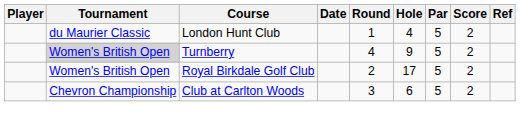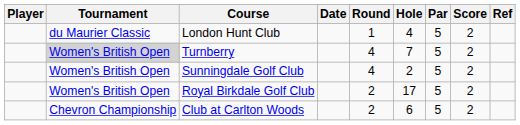(409, 52) 9 -> (409, 52) 7
+ row: (243, 71)
(371, 91) 3 -> (371, 110) 2
